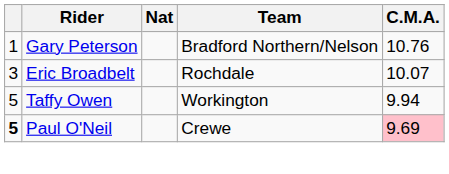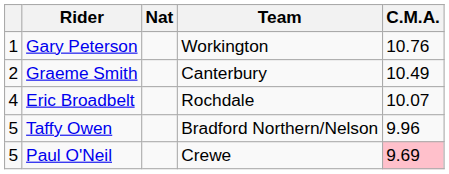(280, 45) Bradford Northern/Nelson -> (225, 45) Workington
+ row: (82, 73)
(13, 73) 3 -> (13, 100) 4
(225, 100) Workington -> (280, 127) Bradford Northern/Nelson
(403, 100) 9.94 -> (403, 127) 9.96
(13, 127) bold -> (13, 155) normal
